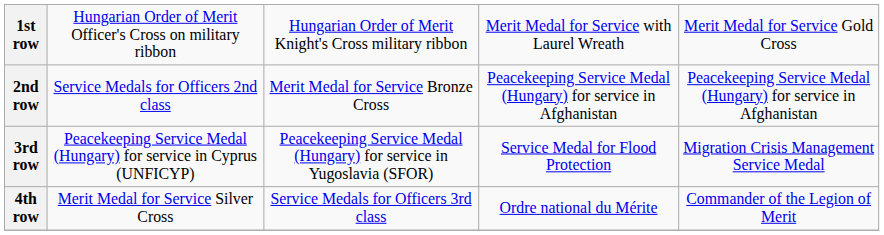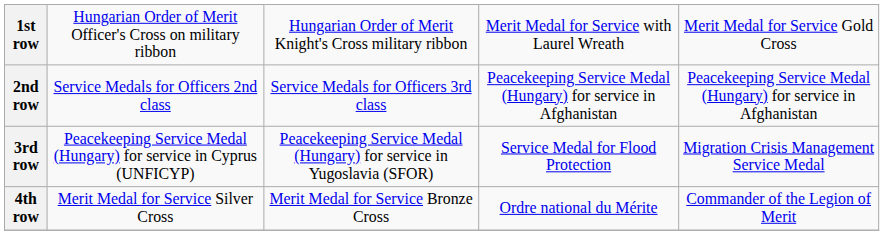(371, 95) Merit Medal for Service Bronze Cross -> (371, 95) Service Medals for Officers 3rd class
(371, 208) Service Medals for Officers 3rd class -> (371, 208) Merit Medal for Service Bronze Cross
